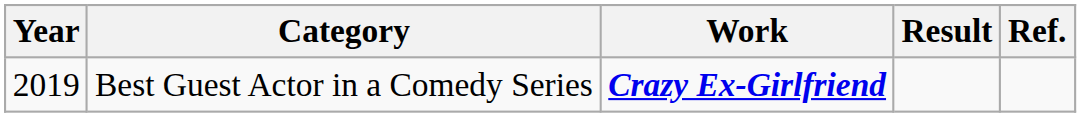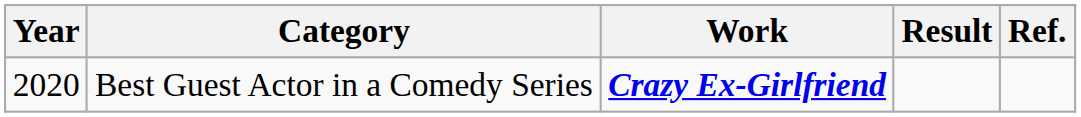(46, 84) 2019 -> (46, 84) 2020
